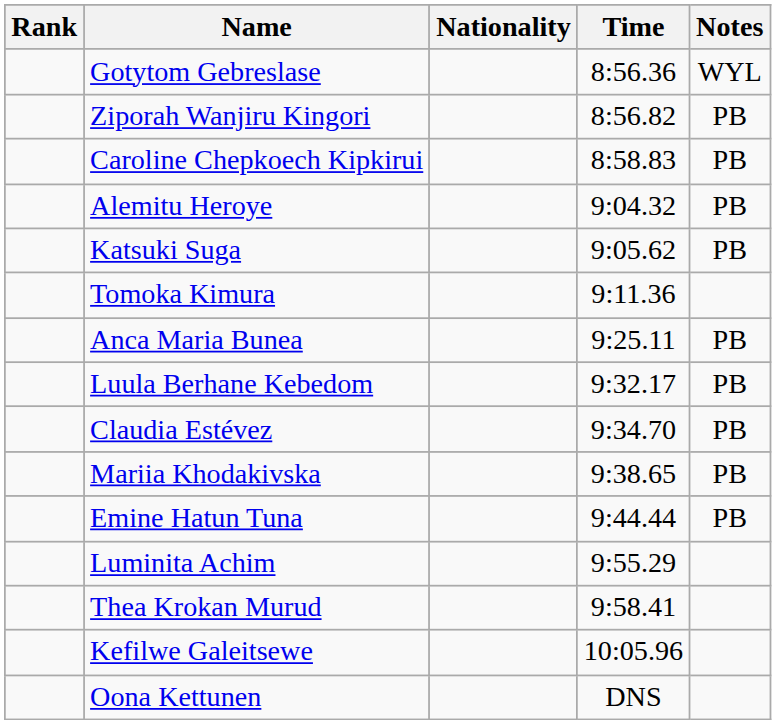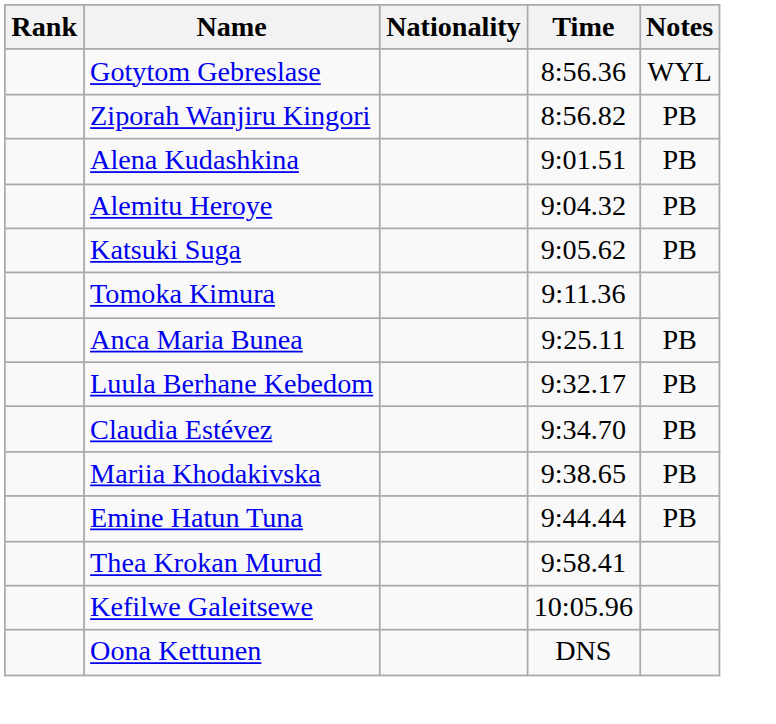- row: (257, 160)
+ row: (195, 160)
- row: (183, 562)
